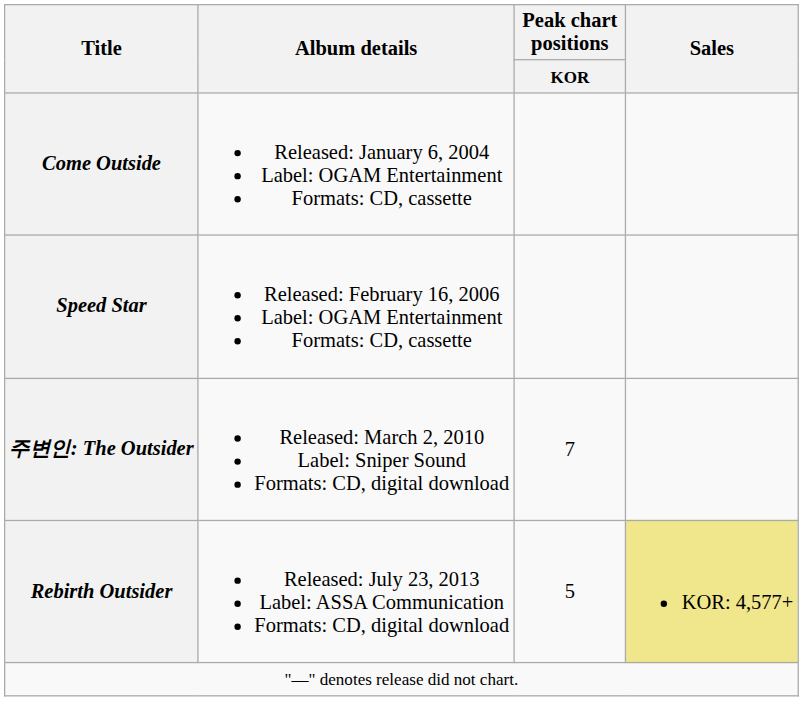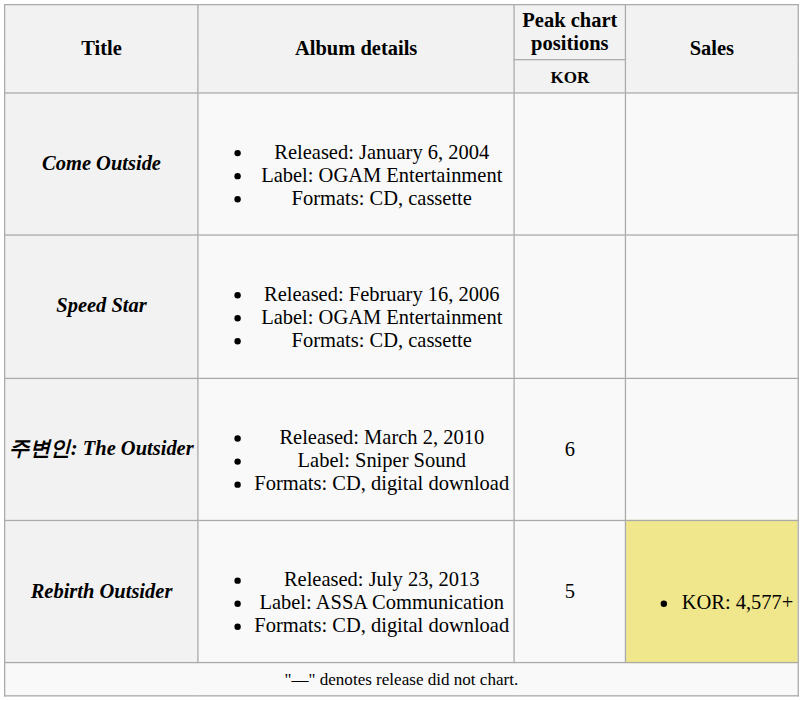(570, 448) 7 -> (570, 448) 6
